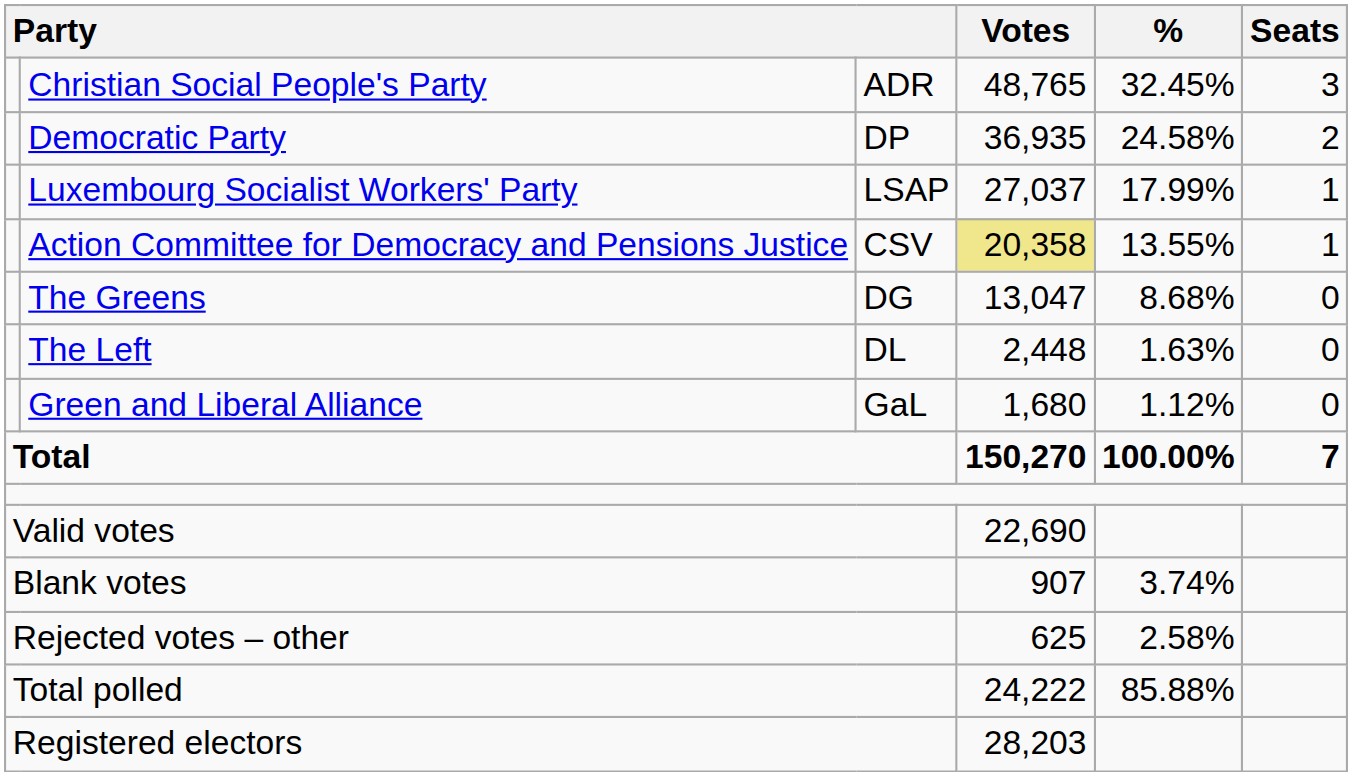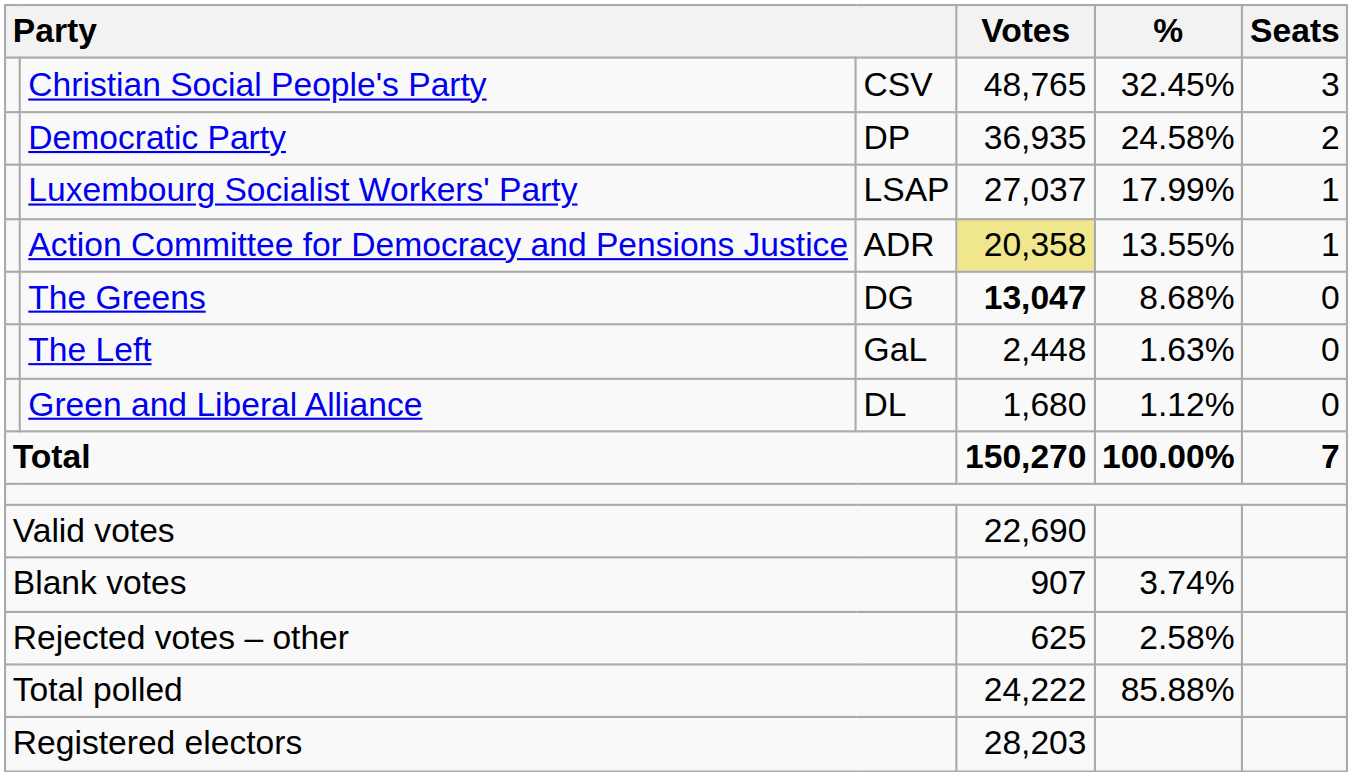(899, 84) ADR -> (898, 84) CSV
(898, 244) CSV -> (899, 244) ADR
(1035, 297) normal -> (1035, 297) bold
(885, 350) DL -> (895, 350) GaL
(895, 404) GaL -> (885, 404) DL
